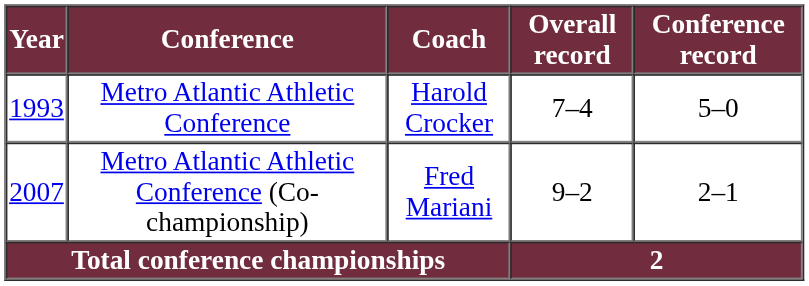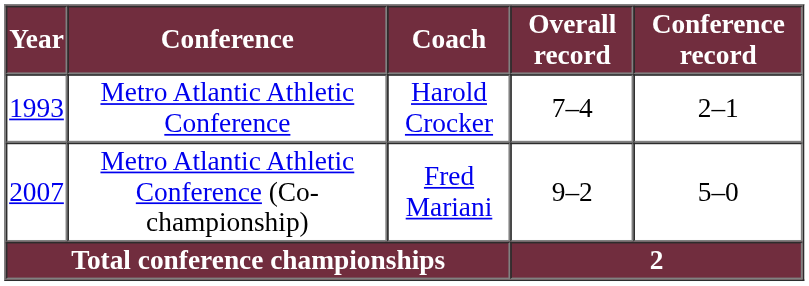(718, 107) 5–0 -> (718, 107) 2–1
(718, 191) 2–1 -> (718, 191) 5–0
